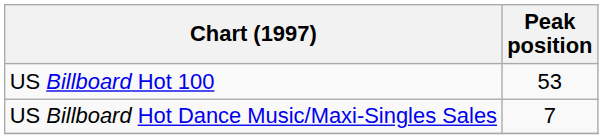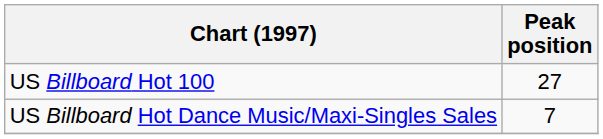(550, 81) 53 -> (550, 81) 27
